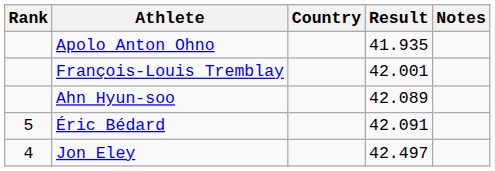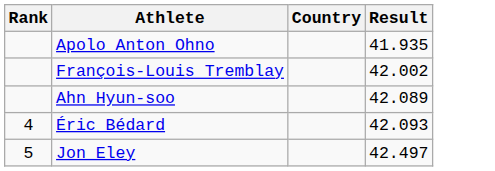- column: (461, 18)
(399, 72) 42.001 -> (399, 72) 42.002
(28, 126) 5 -> (28, 126) 4
(399, 126) 42.091 -> (399, 126) 42.093
(28, 153) 4 -> (28, 153) 5
